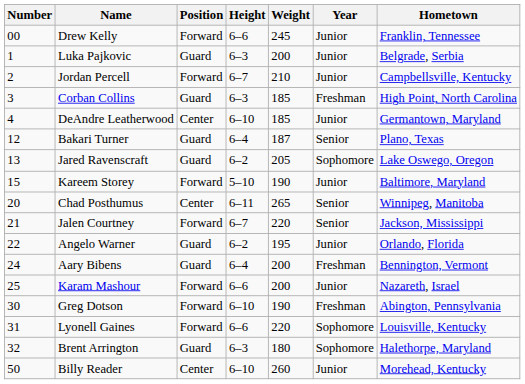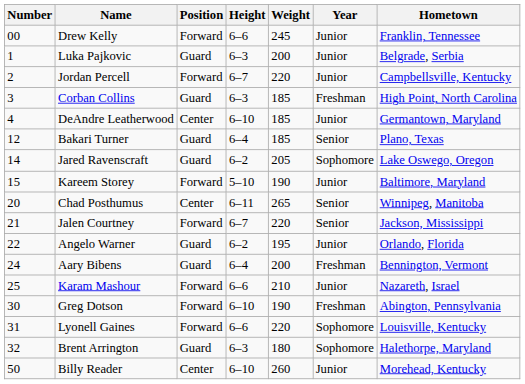(281, 77) 210 -> (281, 77) 220
(281, 139) 187 -> (281, 139) 185
(14, 160) 13 -> (14, 160) 14
(281, 285) 200 -> (281, 285) 210
